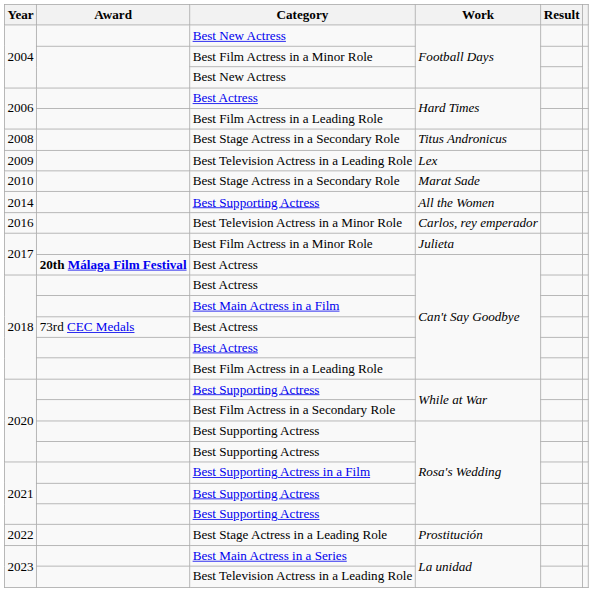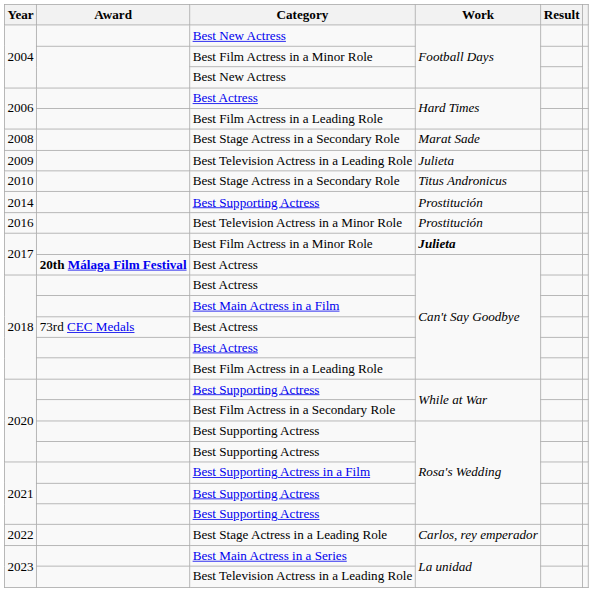(463, 139) Titus Andronicus -> (449, 139) Marat Sade
(428, 160) Lex -> (436, 160) Julieta
(449, 181) Marat Sade -> (463, 181) Titus Andronicus
(456, 202) All the Women -> (451, 202) Prostitución
(478, 222) Carlos, rey emperador -> (451, 222) Prostitución
(436, 243) normal -> (437, 243) bold
(451, 535) Prostitución -> (478, 535) Carlos, rey emperador
